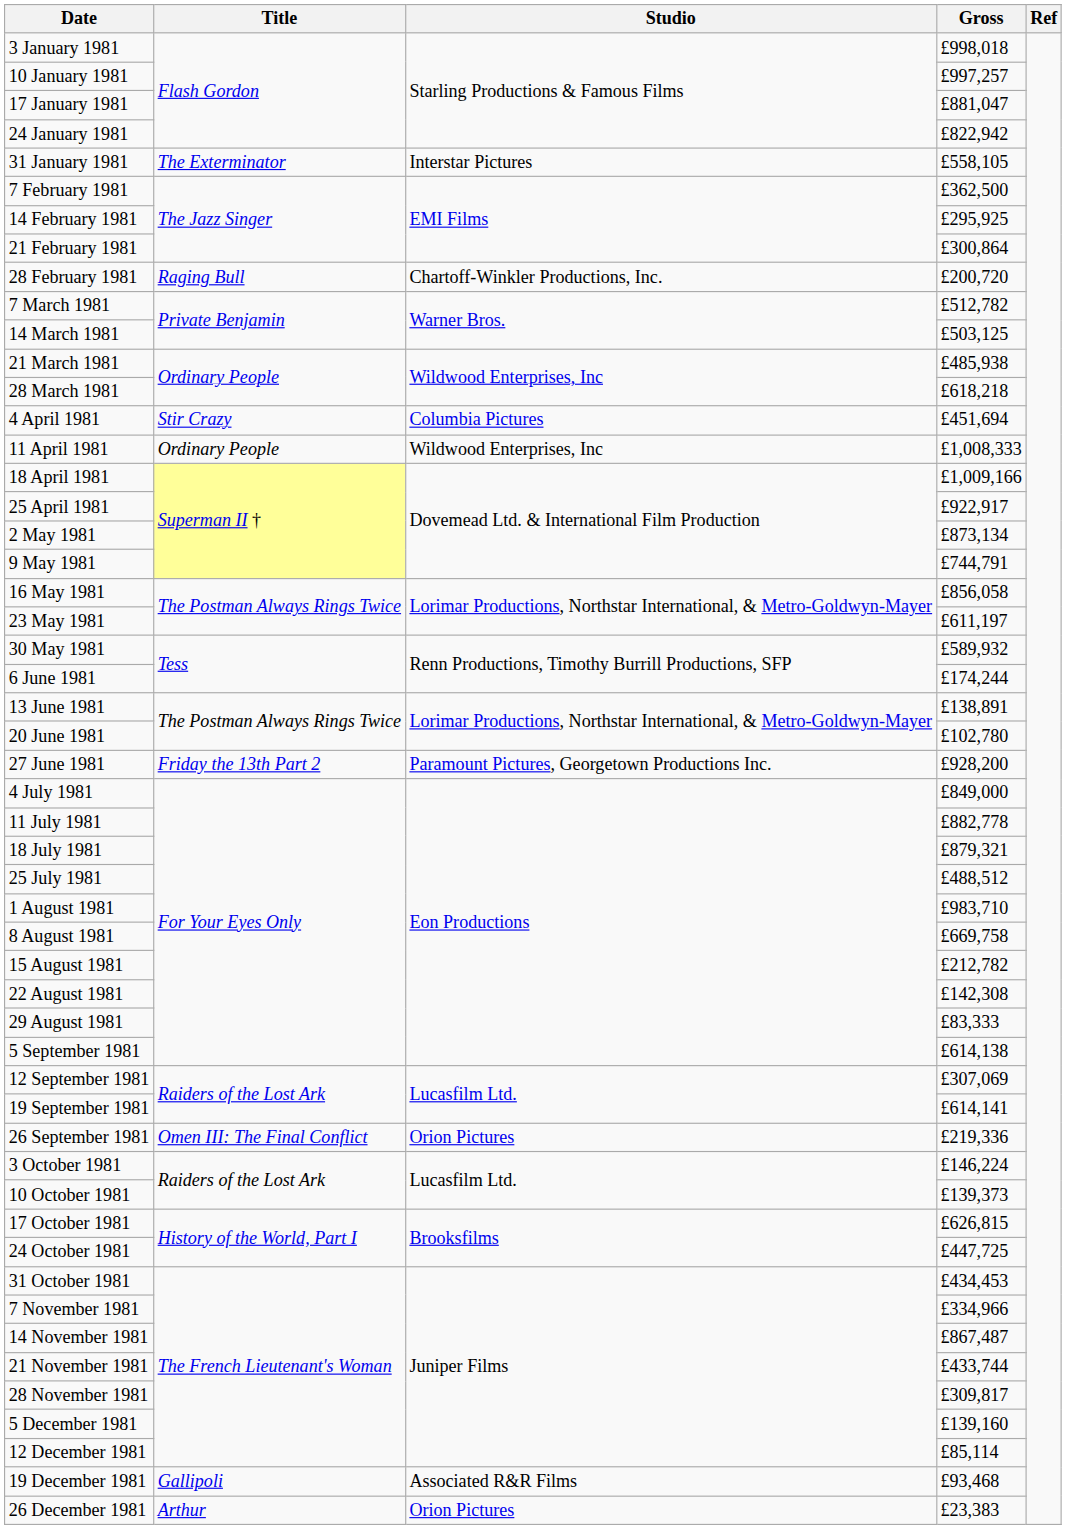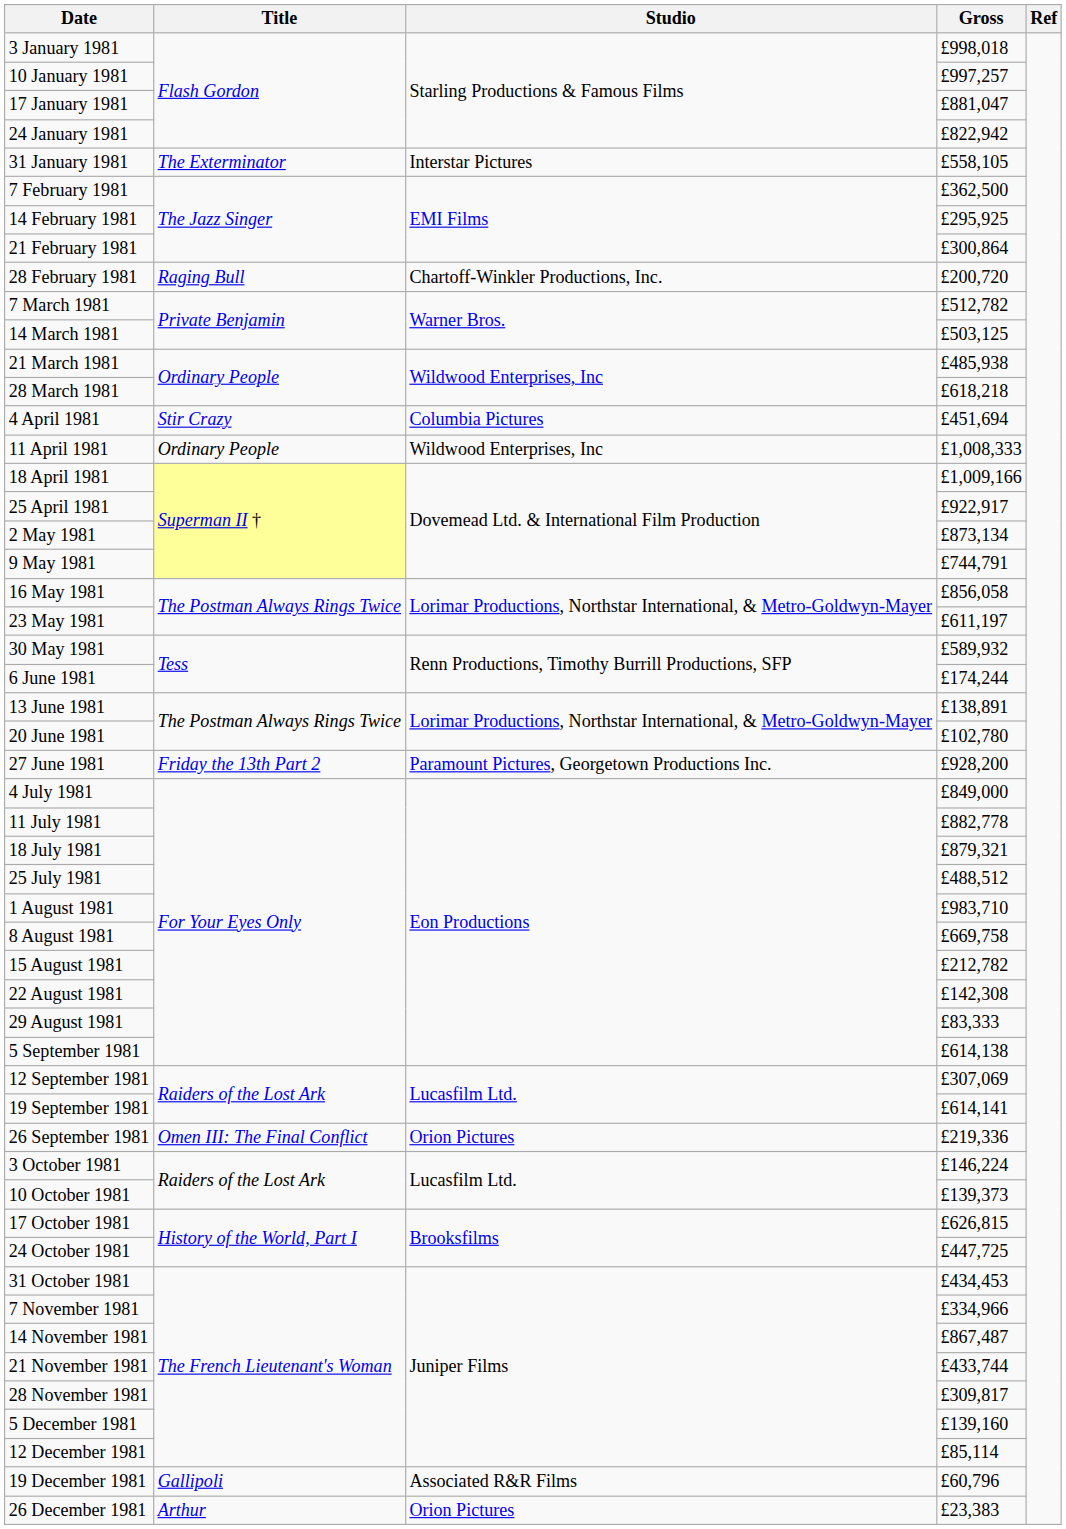(970, 1481) £93,468 -> (970, 1481) £60,796
